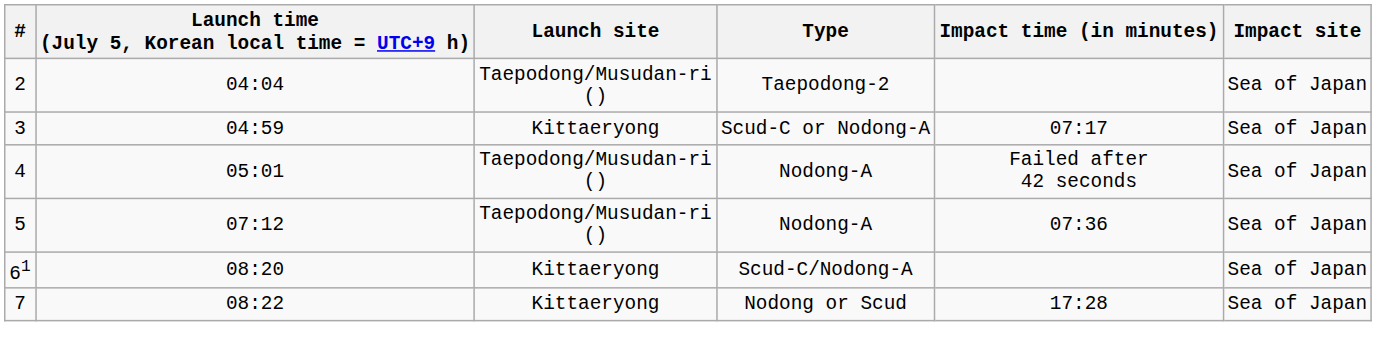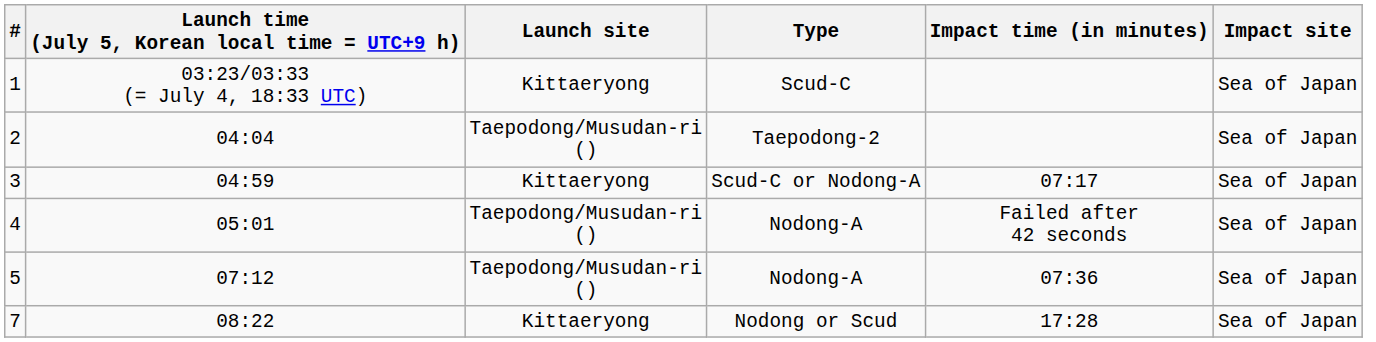+ row: (15, 86)
- row: (20, 270)
